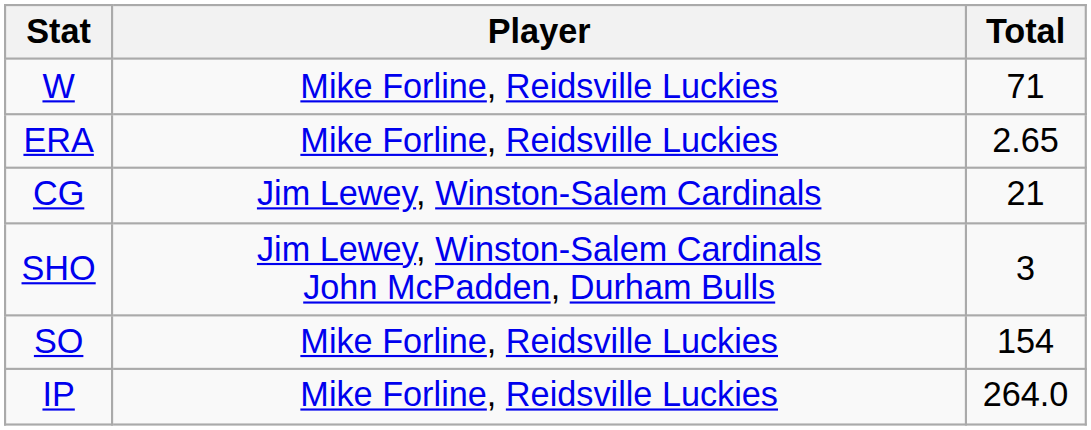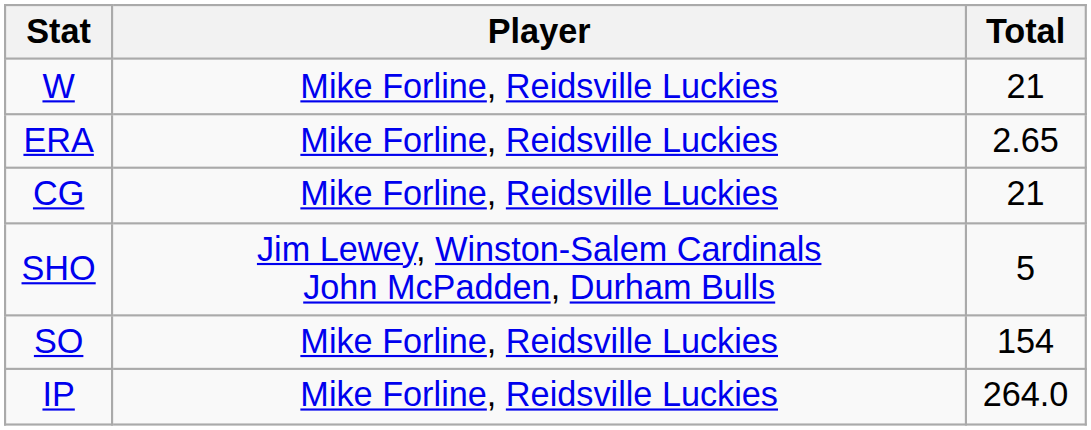(1026, 85) 71 -> (1026, 85) 21
(539, 194) Jim Lewey, Winston-Salem Cardinals -> (539, 194) Mike Forline, Reidsville Luckies
(1026, 268) 3 -> (1026, 268) 5
